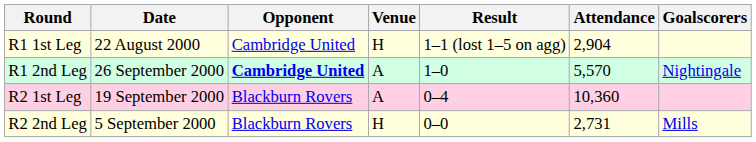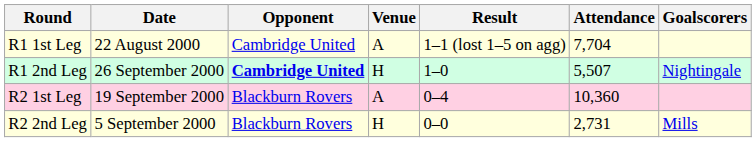(378, 44) H -> (378, 44) A
(592, 44) 2,904 -> (592, 44) 7,704
(378, 70) A -> (378, 70) H
(592, 70) 5,570 -> (592, 70) 5,507
